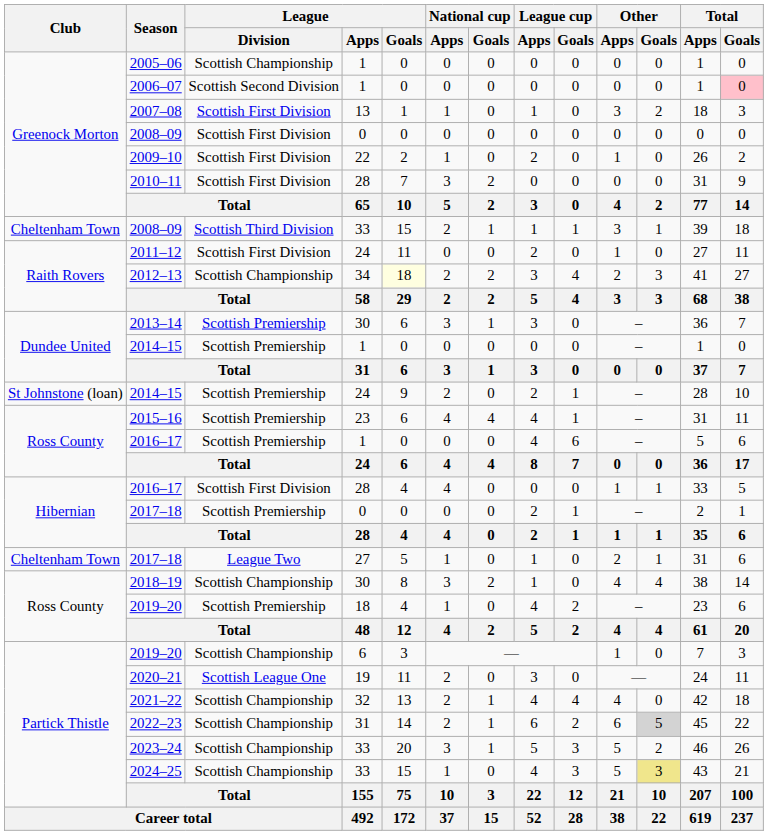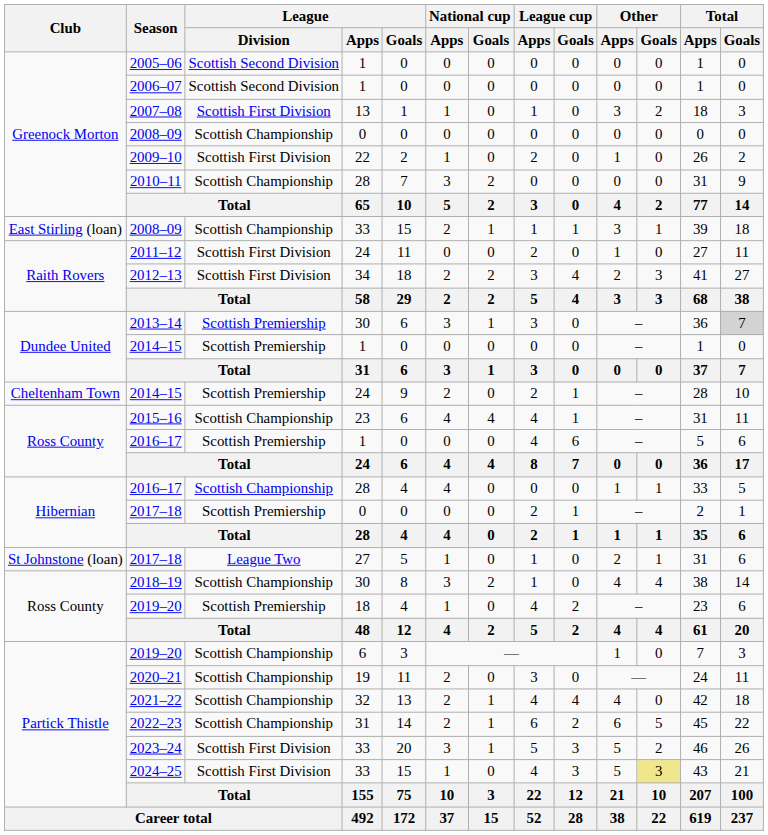(264, 63) Scottish Championship -> (264, 63) Scottish Second Division
(742, 87) pink background -> (742, 87) no background
(264, 134) Scottish First Division -> (264, 134) Scottish Championship
(264, 181) Scottish First Division -> (264, 181) Scottish Championship
(65, 228) Cheltenham Town -> (65, 228) East Stirling (loan)
(264, 228) Scottish Third Division -> (264, 228) Scottish Championship
(264, 275) Scottish Championship -> (264, 275) Scottish First Division
(404, 275) lightyellow background -> (404, 275) no background
(742, 323) no background -> (742, 323) lightgrey background
(65, 393) St Johnstone (loan) -> (65, 393) Cheltenham Town
(264, 417) Scottish Premiership -> (264, 417) Scottish Championship
(264, 488) Scottish First Division -> (264, 488) Scottish Championship
(65, 559) Cheltenham Town -> (65, 559) St Johnstone (loan)
(264, 677) Scottish League One -> (264, 677) Scottish Championship
(659, 724) lightgrey background -> (659, 724) no background
(264, 747) Scottish Championship -> (264, 747) Scottish First Division
(264, 771) Scottish Championship -> (264, 771) Scottish First Division
